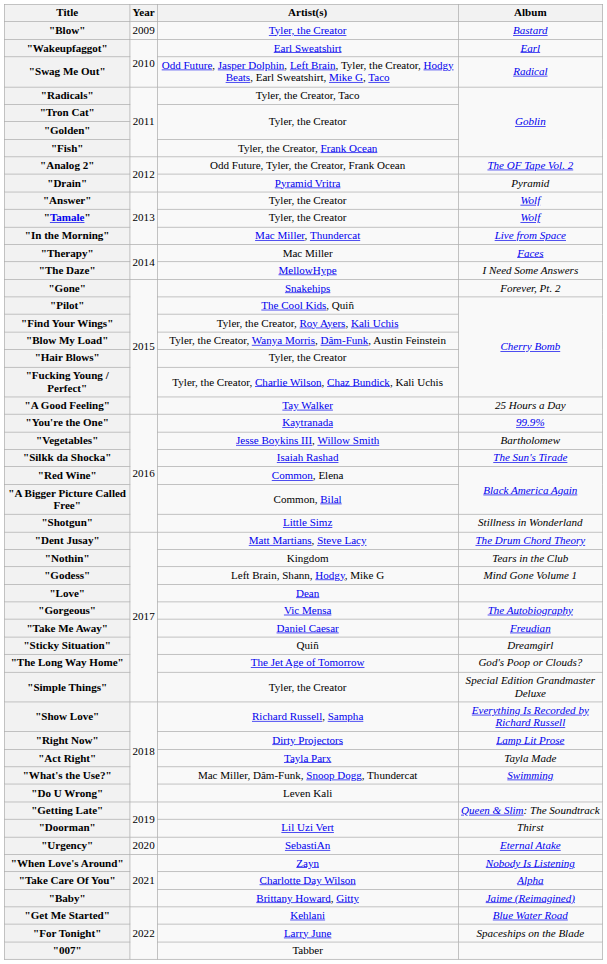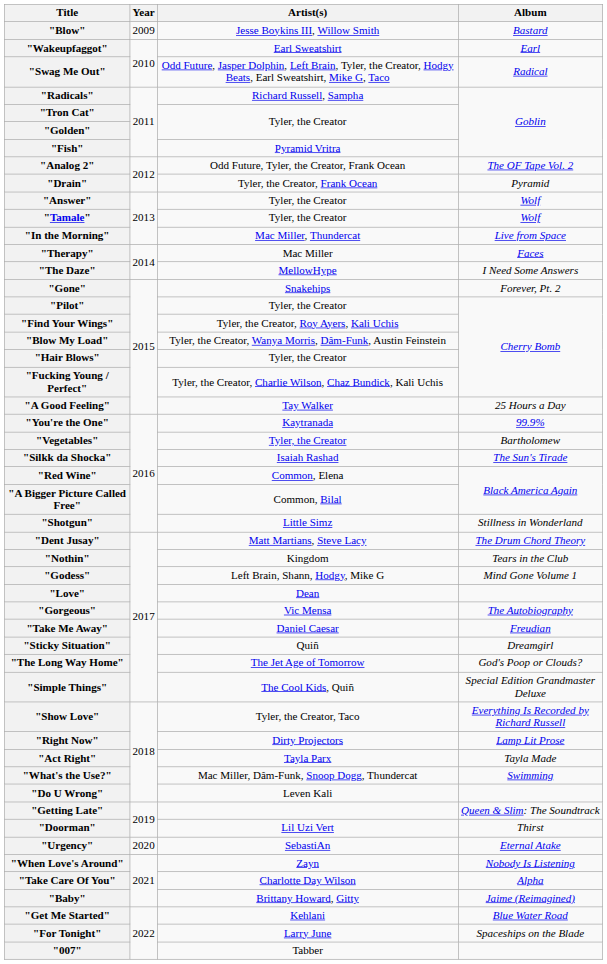(308, 30) Tyler, the Creator -> (308, 30) Jesse Boykins III, Willow Smith
(308, 95) Tyler, the Creator, Taco -> (308, 95) Richard Russell, Sampha
(308, 148) Tyler, the Creator, Frank Ocean -> (308, 148) Pyramid Vritra
(308, 183) Pyramid Vritra -> (308, 183) Tyler, the Creator, Frank Ocean
(308, 305) The Cool Kids, Quiñ -> (308, 305) Tyler, the Creator
(308, 440) Jesse Boykins III, Willow Smith -> (308, 440) Tyler, the Creator
(308, 687) Tyler, the Creator -> (308, 687) The Cool Kids, Quiñ
(308, 716) Richard Russell, Sampha -> (308, 716) Tyler, the Creator, Taco
